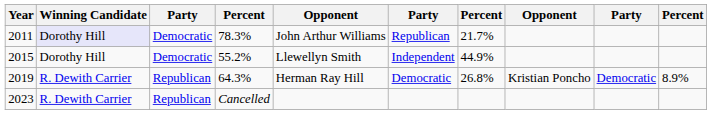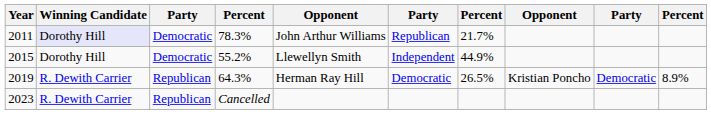(477, 78) 26.8% -> (477, 78) 26.5%
